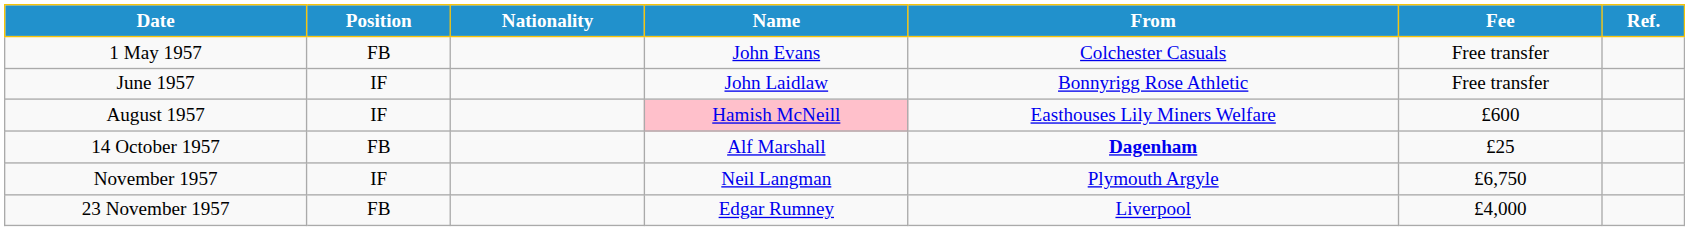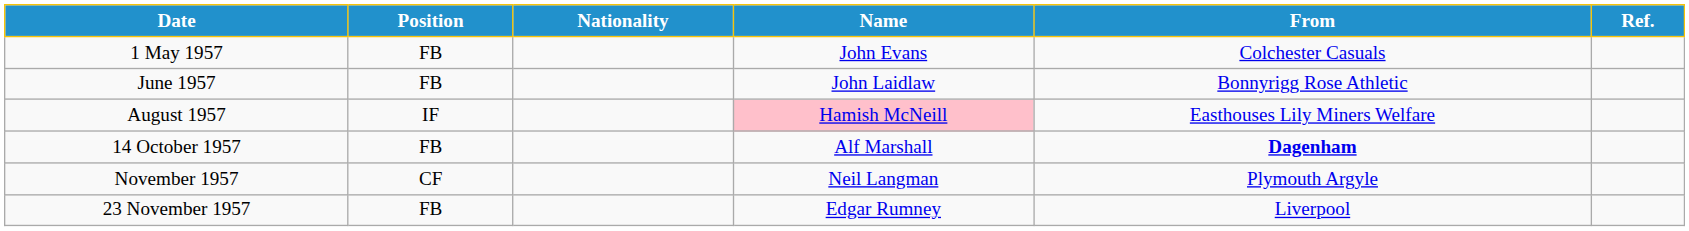- column: (1500, 20)
(379, 83) IF -> (431, 83) FB
(379, 178) IF -> (431, 178) CF
